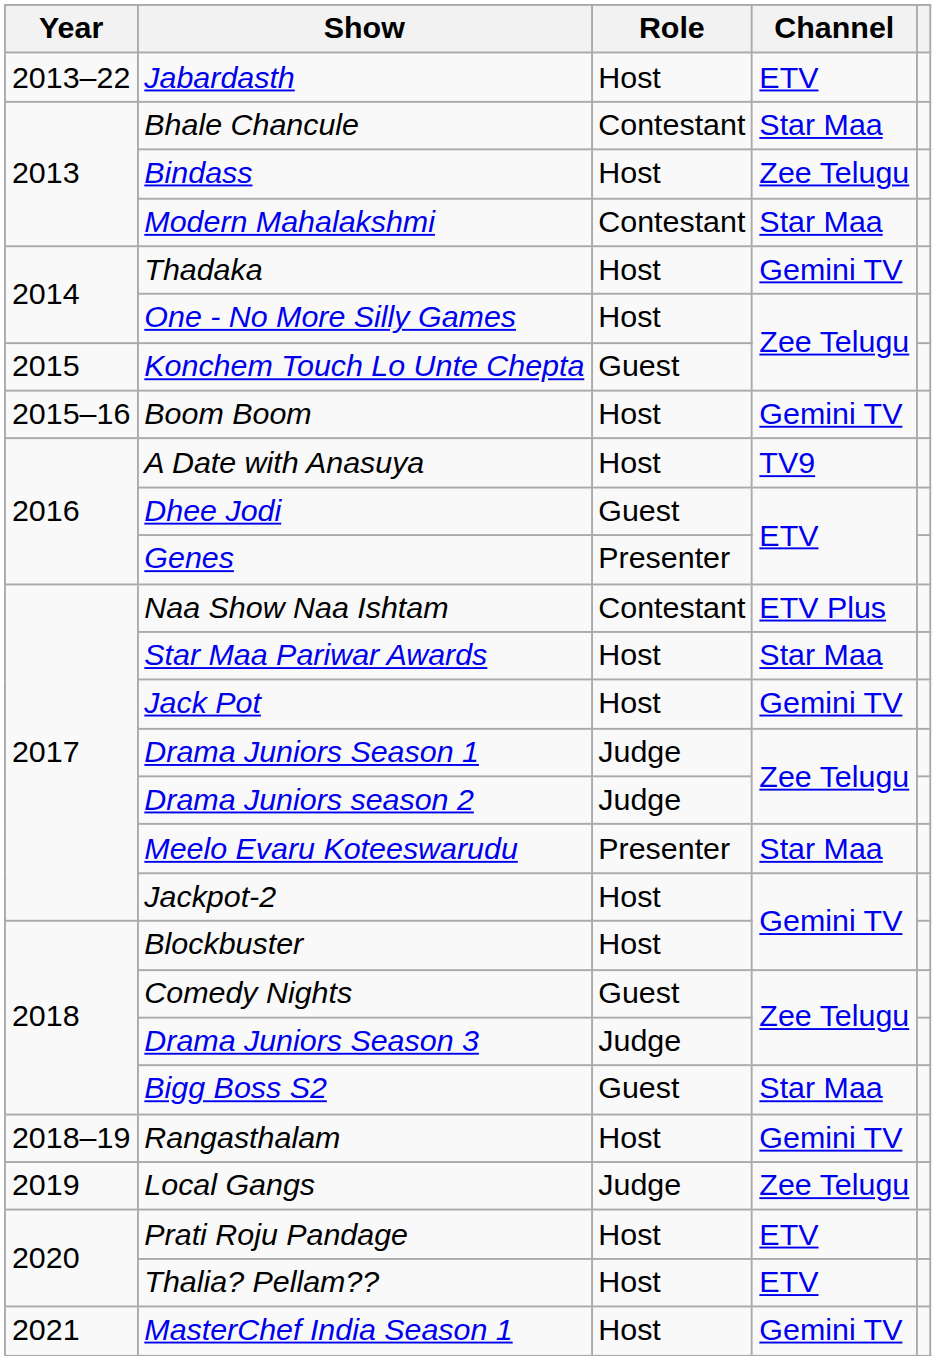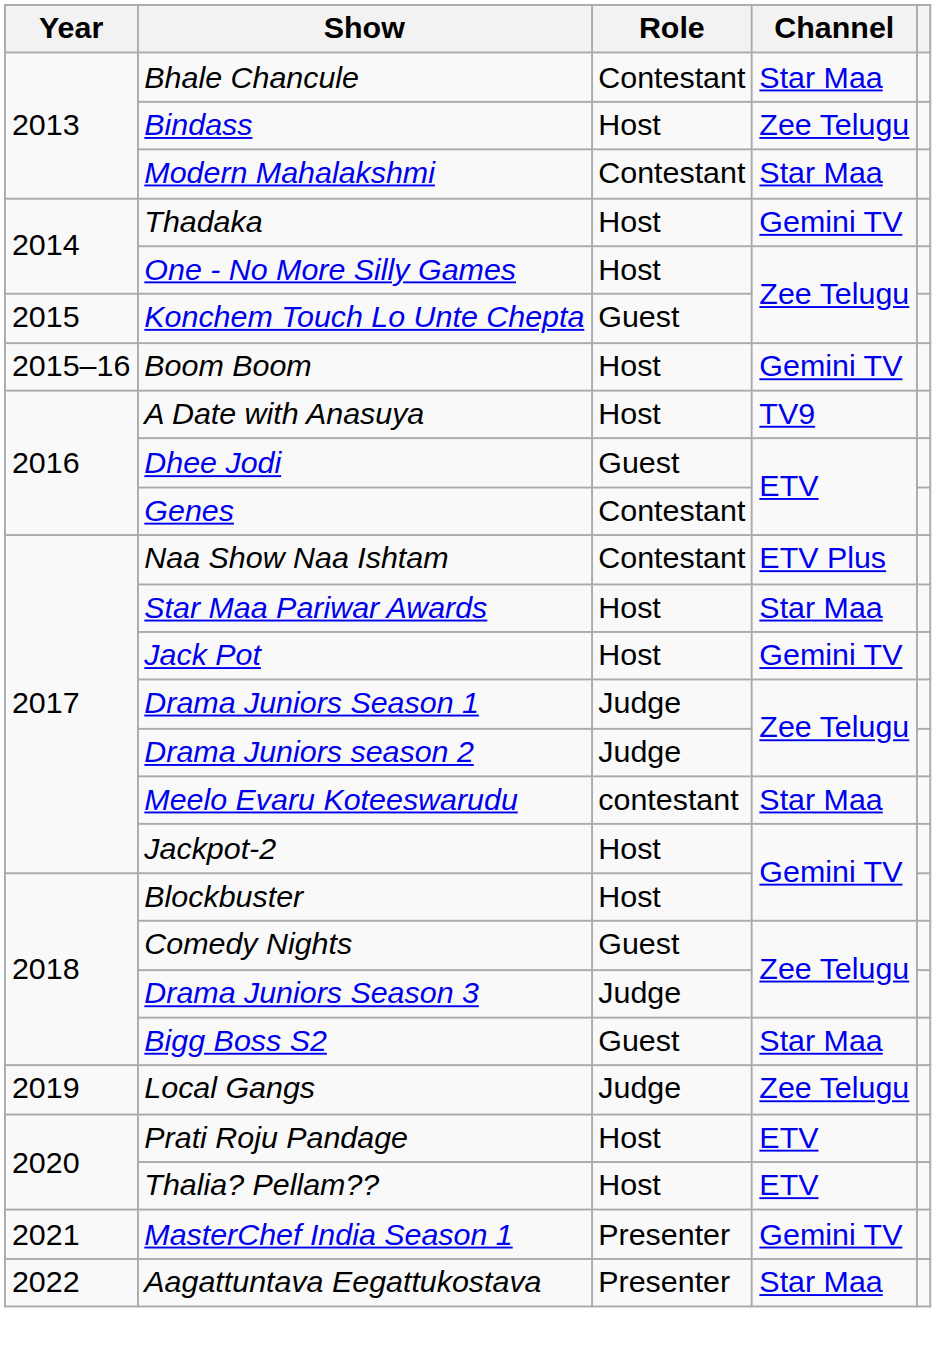- row: (220, 76)
(664, 558) Presenter -> (672, 510) Contestant
(664, 848) Presenter -> (668, 800) contestant
- row: (242, 1137)
(630, 1330) Host -> (664, 1233) Presenter
+ row: (343, 1282)
